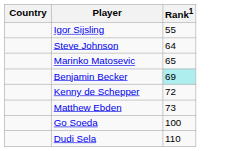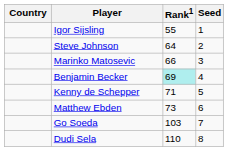+ column: (210, 13)
(170, 61) 65 -> (170, 61) 66
(170, 92) 72 -> (170, 92) 71
(173, 123) 100 -> (173, 123) 103
